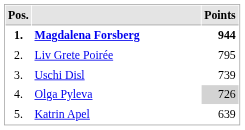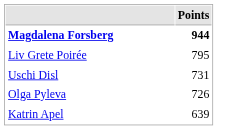- column: (18, 15)
(227, 75) 739 -> (200, 75) 731
(227, 94) lightgrey background -> (200, 94) no background
